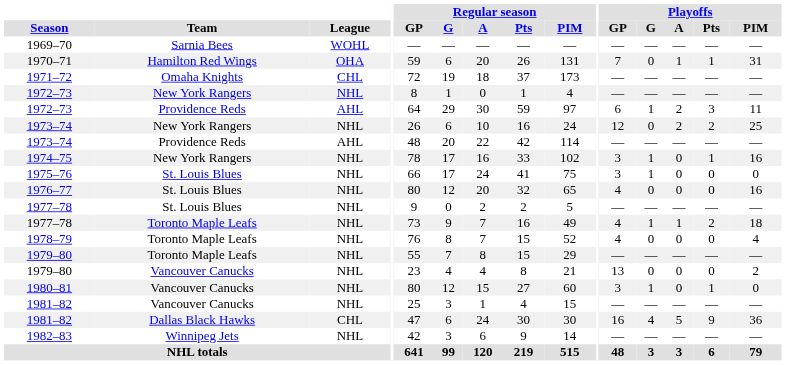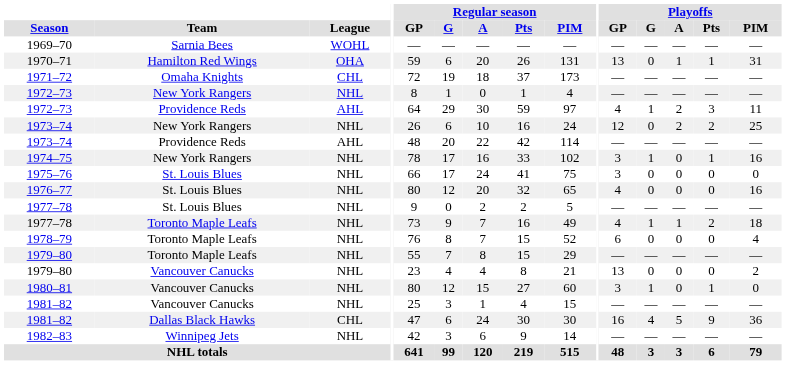(618, 60) 7 -> (618, 60) 13
(618, 109) 6 -> (618, 109) 4
(651, 174) 1 -> (651, 174) 0
(618, 238) 4 -> (618, 238) 6
